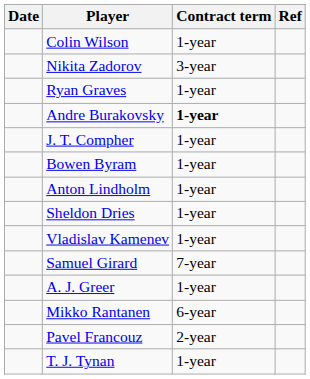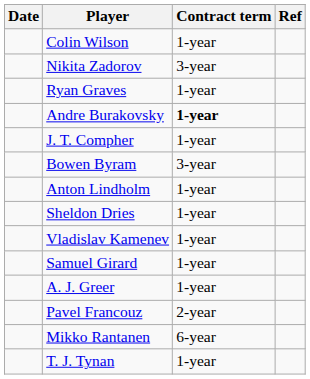(196, 164) 1-year -> (196, 164) 3-year
(196, 262) 7-year -> (196, 262) 1-year
rows swapped: (98, 312) <-> (94, 336)
